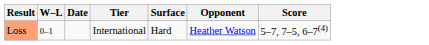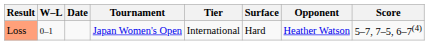+ column: (137, 12)
